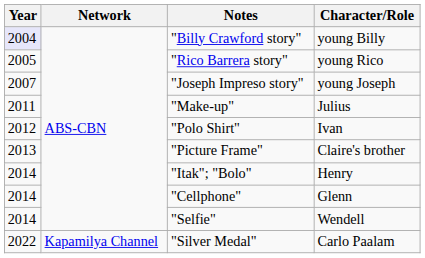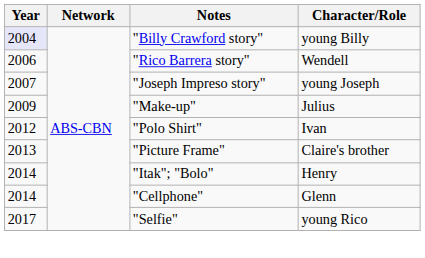(22, 60) 2005 -> (22, 60) 2006
(350, 60) young Rico -> (325, 60) Wendell
(22, 106) 2011 -> (22, 106) 2009
(22, 219) 2014 -> (22, 219) 2017
(341, 219) Wendell -> (334, 219) young Rico
- row: (214, 241)
